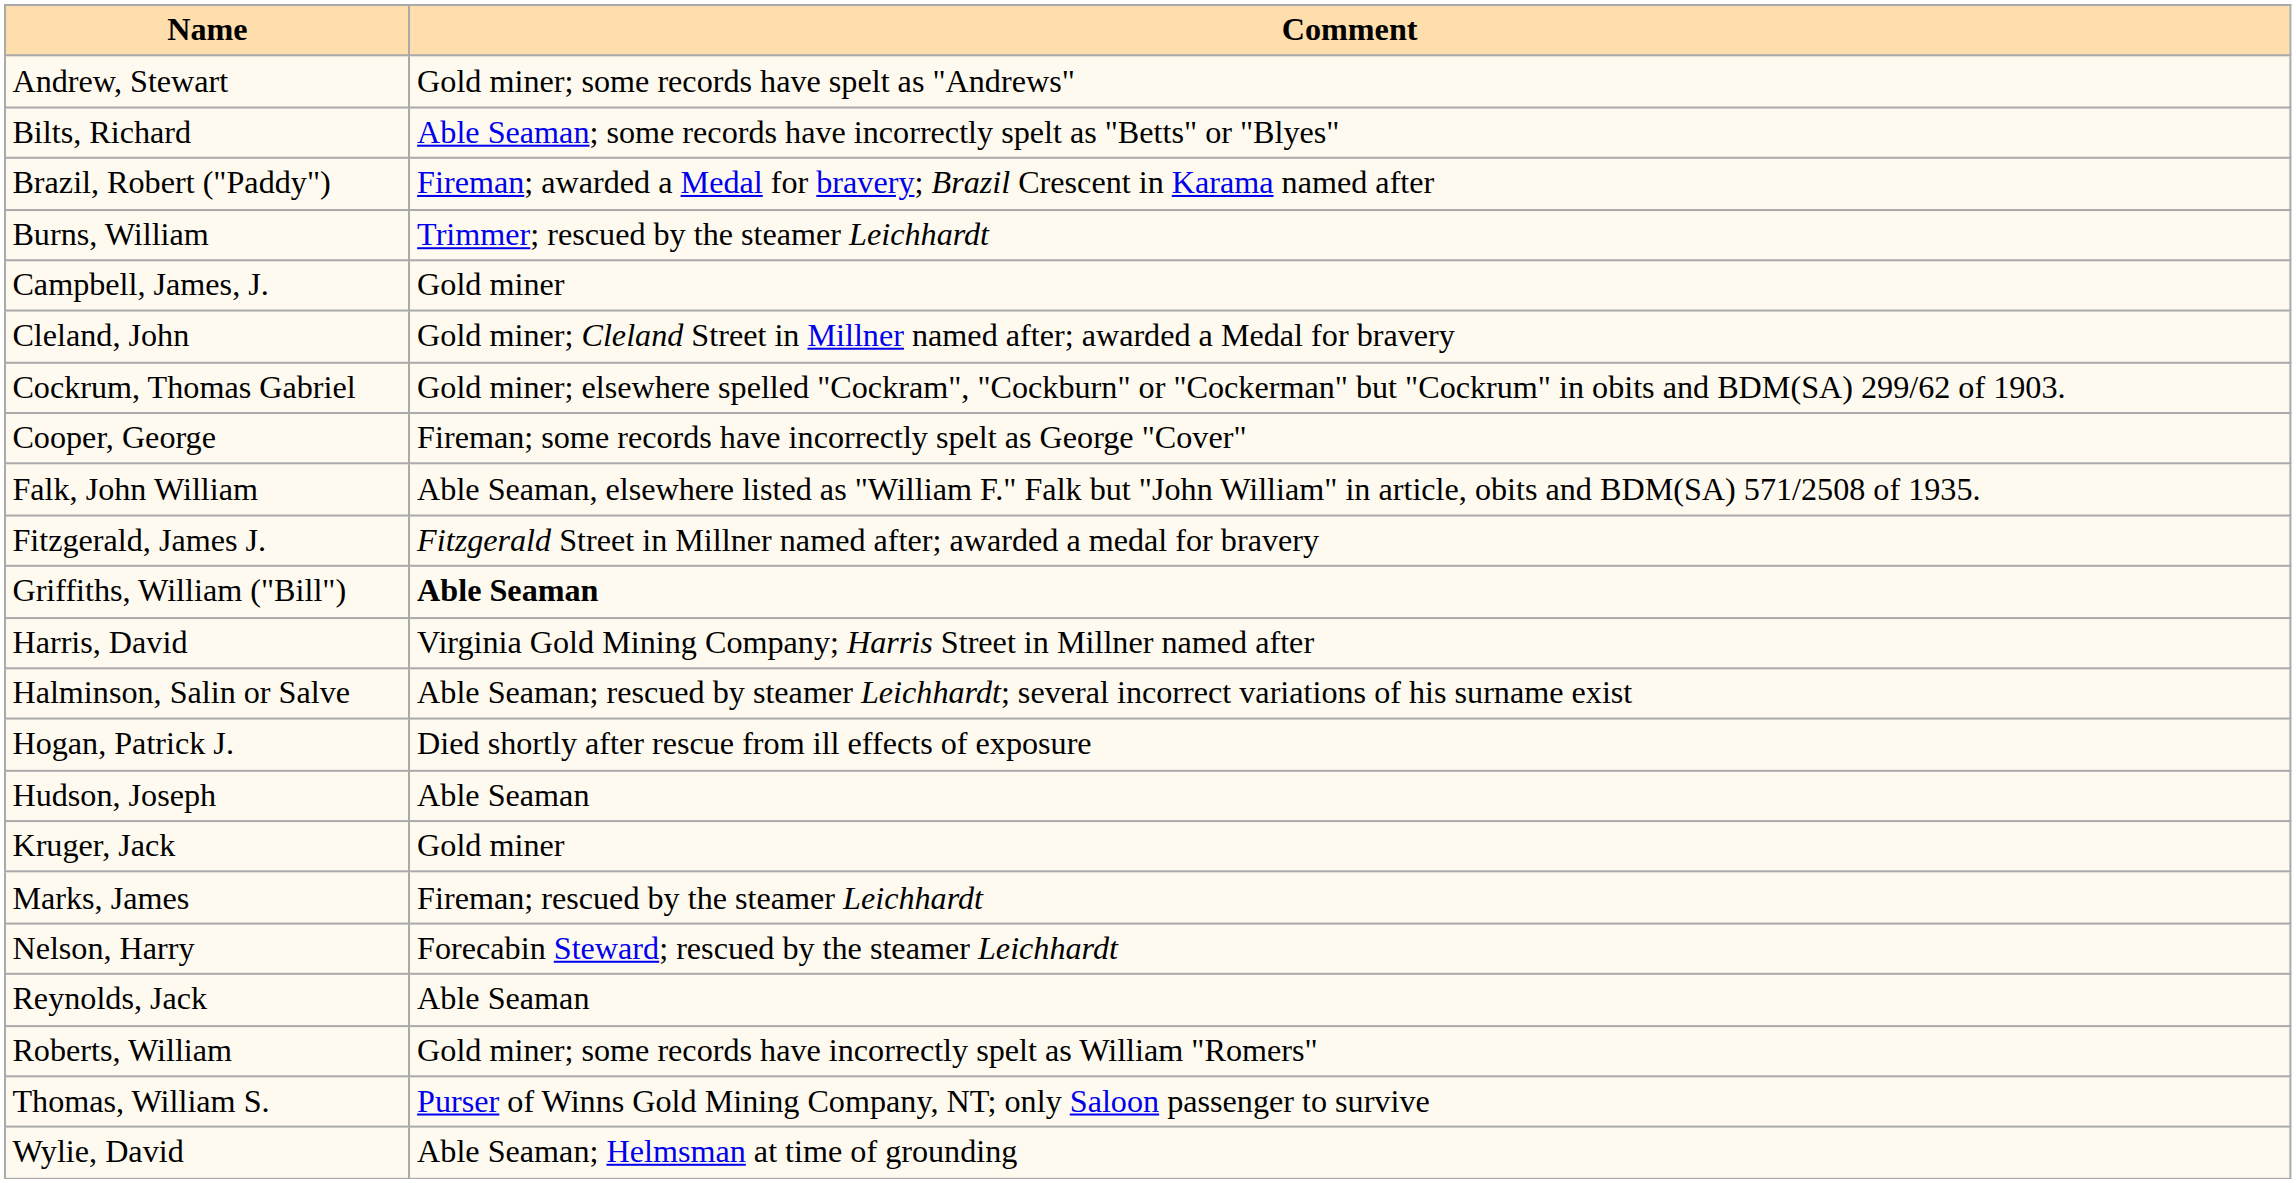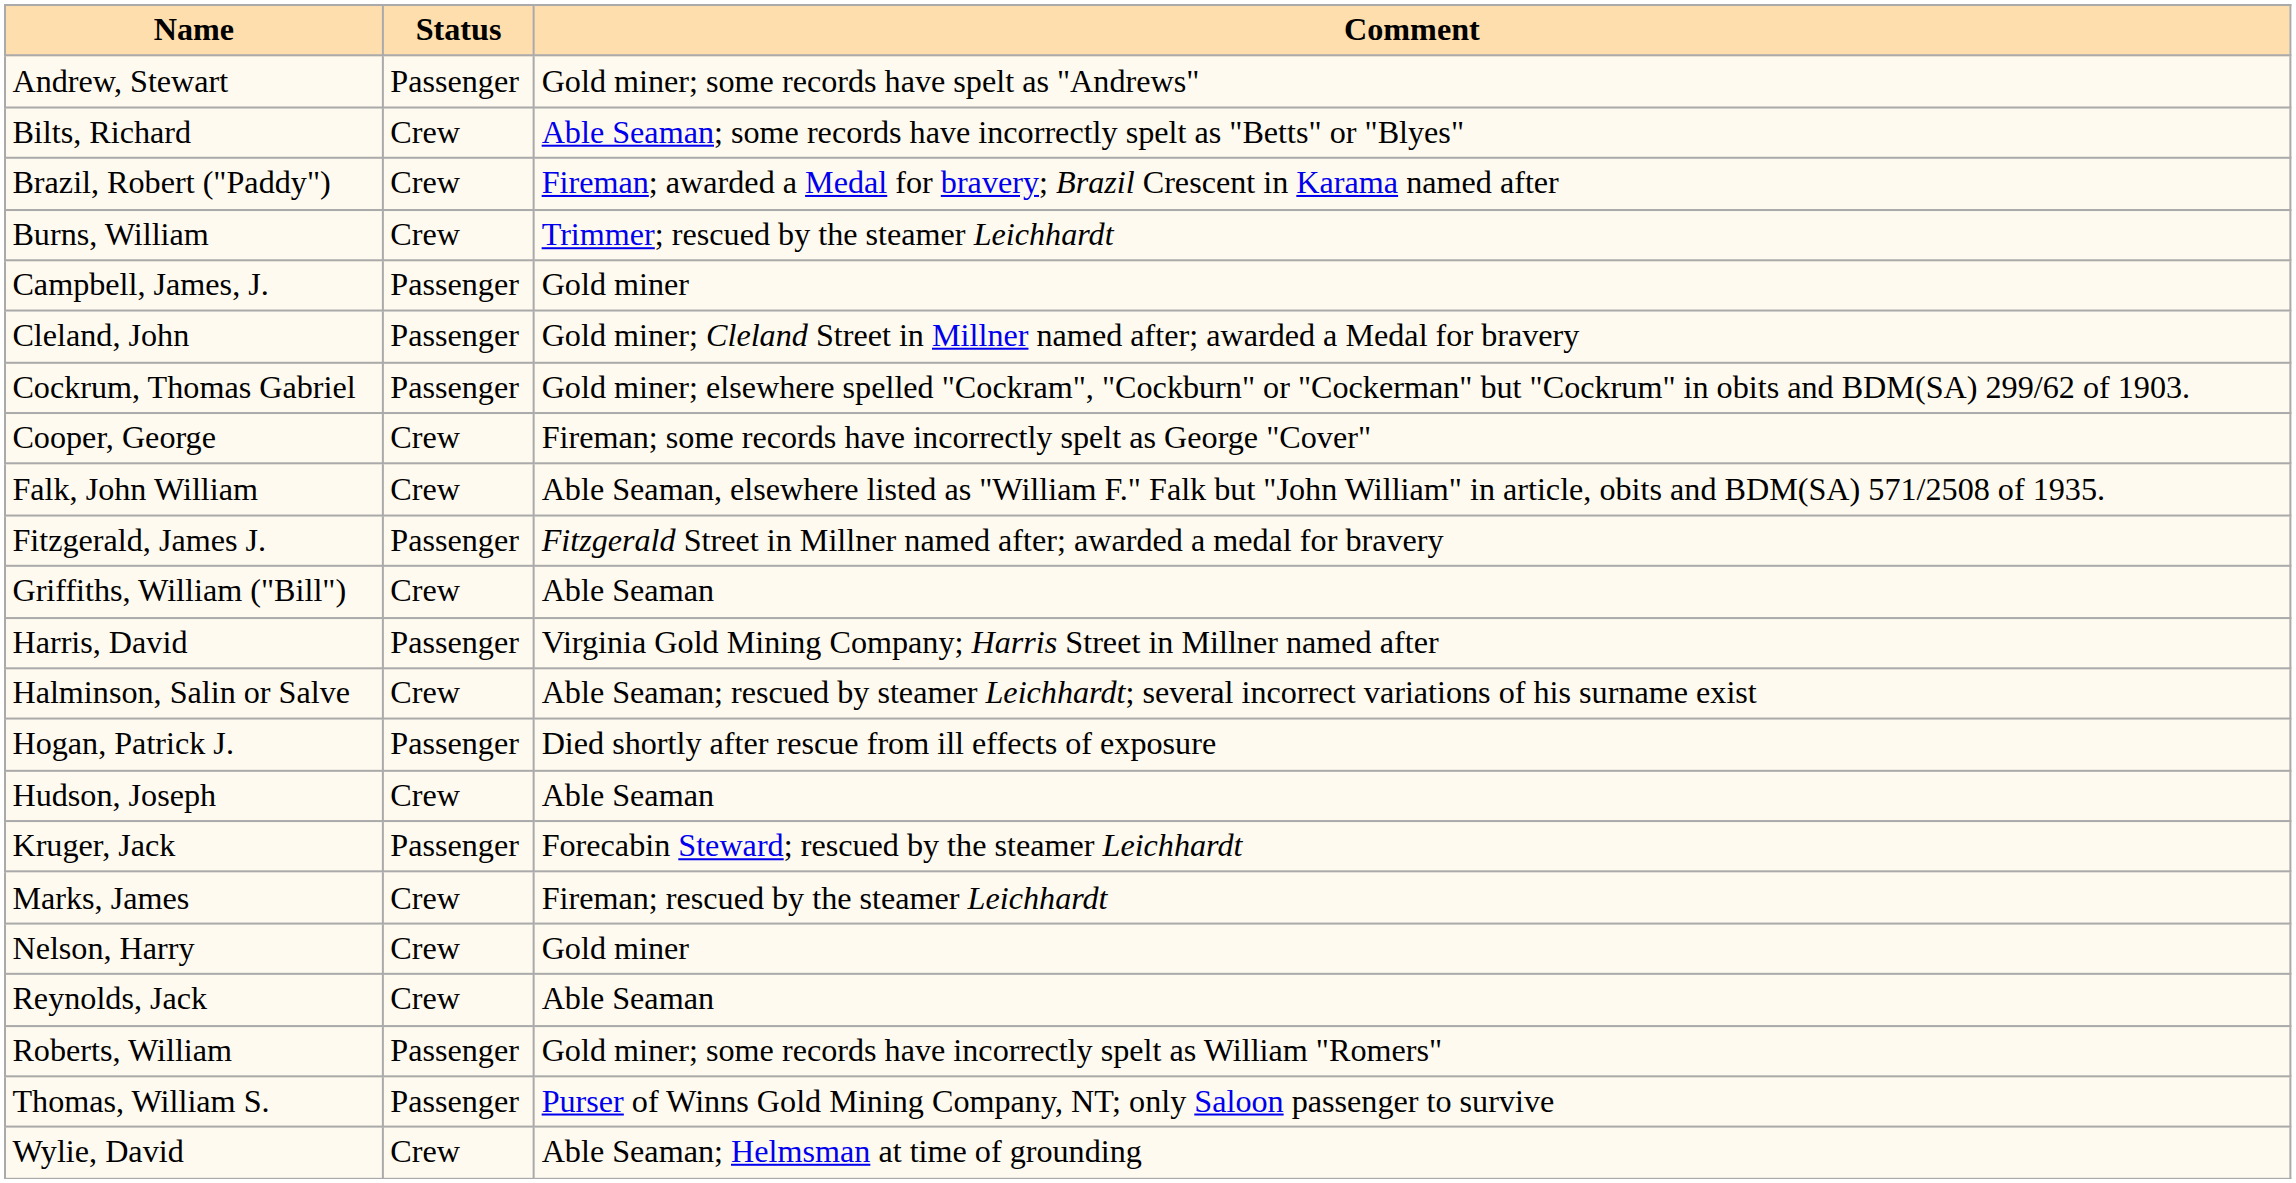+ column: (459, 30)
(508, 591) bold -> (628, 591) normal
(491, 846) Gold miner -> (892, 846) Forecabin Steward; rescued by the steamer Leichhardt
(768, 948) Forecabin Steward; rescued by the steamer Leichhardt -> (615, 948) Gold miner
